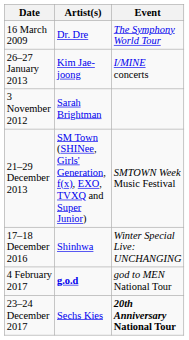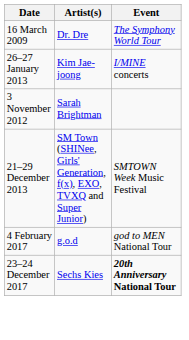- row: (28, 247)
(68, 281) bold -> (67, 241) normal
